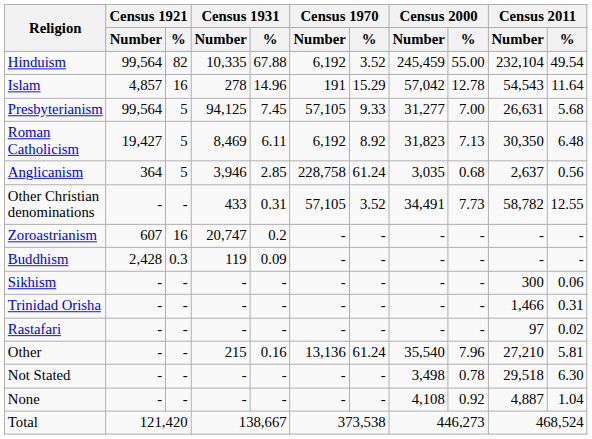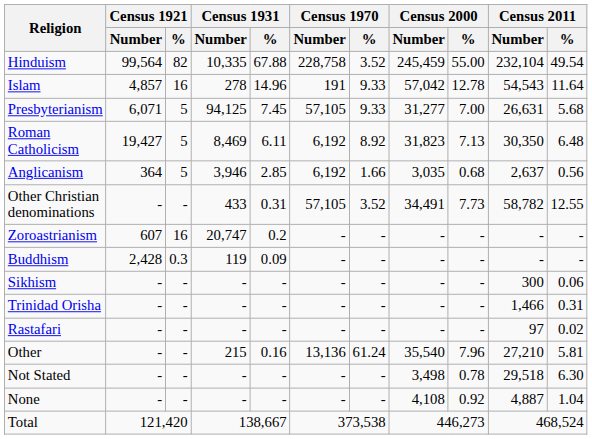(329, 62) 6,192 -> (322, 62) 228,758
(369, 86) 15.29 -> (373, 86) 9.33
(142, 109) 99,564 -> (146, 109) 6,071
(322, 172) 228,758 -> (329, 172) 6,192
(369, 172) 61.24 -> (373, 172) 1.66
